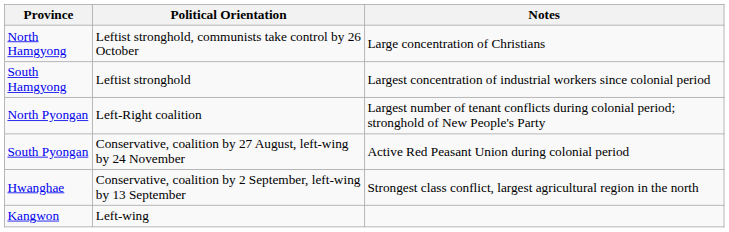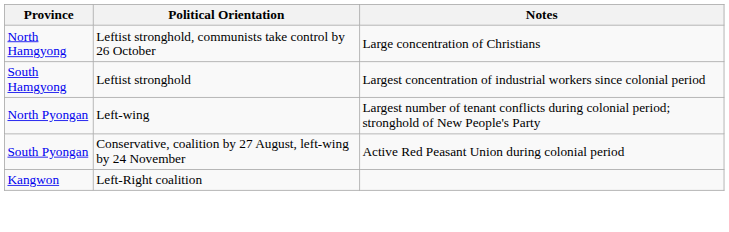(149, 115) Left-Right coalition -> (123, 115) Left-wing
- row: (36, 187)
(122, 216) Left-wing -> (149, 180) Left-Right coalition
